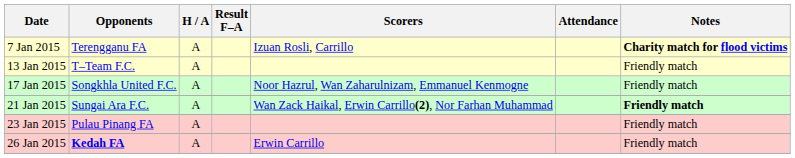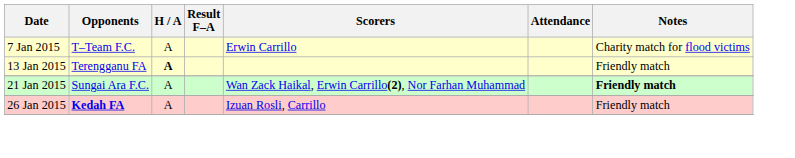(109, 47) Terengganu FA -> (103, 47) T–Team F.C.
(303, 47) Izuan Rosli, Carrillo -> (261, 47) Erwin Carrillo
(705, 47) bold -> (673, 47) normal
(103, 66) T–Team F.C. -> (109, 66) Terengganu FA
(196, 66) normal -> (168, 66) bold
- row: (37, 85)
- row: (37, 124)
(289, 143) Erwin Carrillo -> (276, 104) Izuan Rosli, Carrillo
